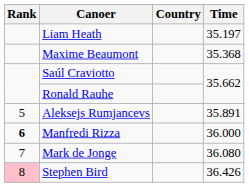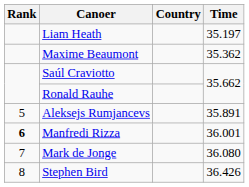(224, 53) 35.368 -> (224, 53) 35.362
(224, 133) 36.000 -> (224, 133) 36.001
(22, 172) pink background -> (22, 172) no background
